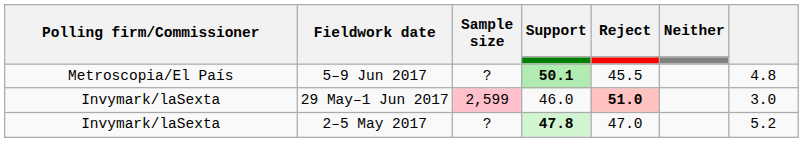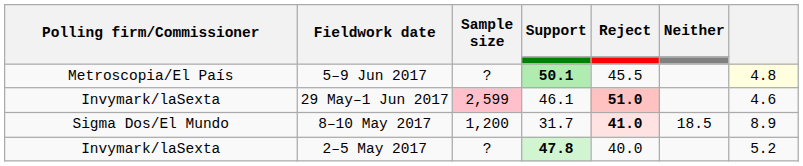(763, 76) no background -> (763, 76) lightyellow background
(556, 100) 46.0 -> (556, 100) 46.1
(763, 100) 3.0 -> (763, 100) 4.6
+ row: (375, 124)
(625, 124) 47.0 -> (625, 149) 40.0
